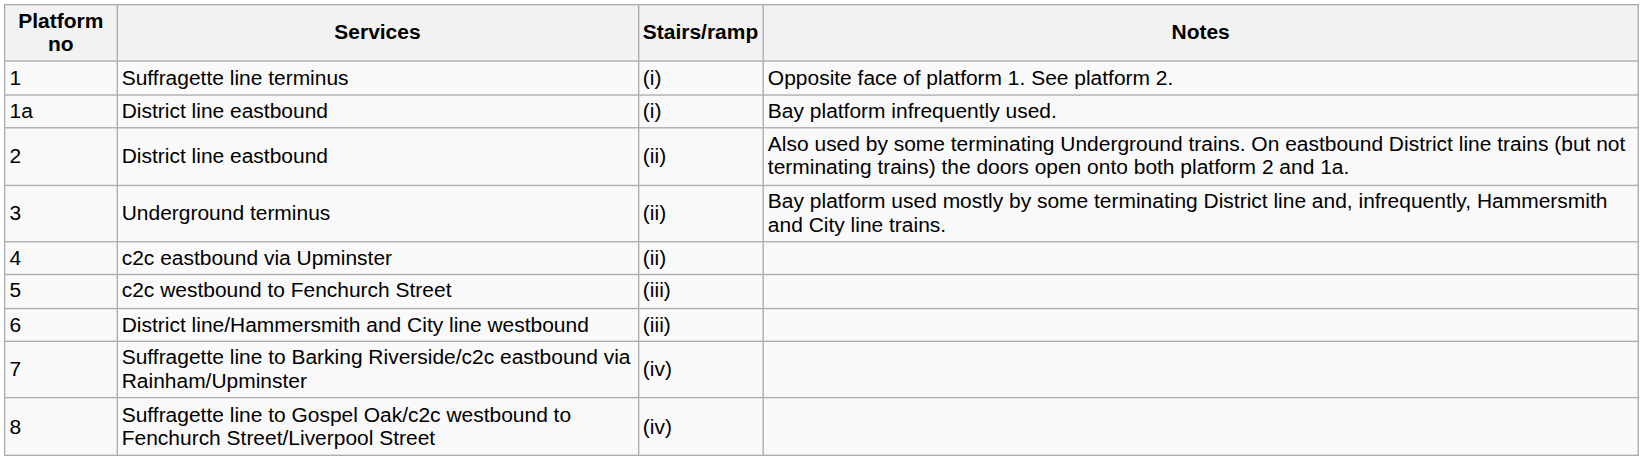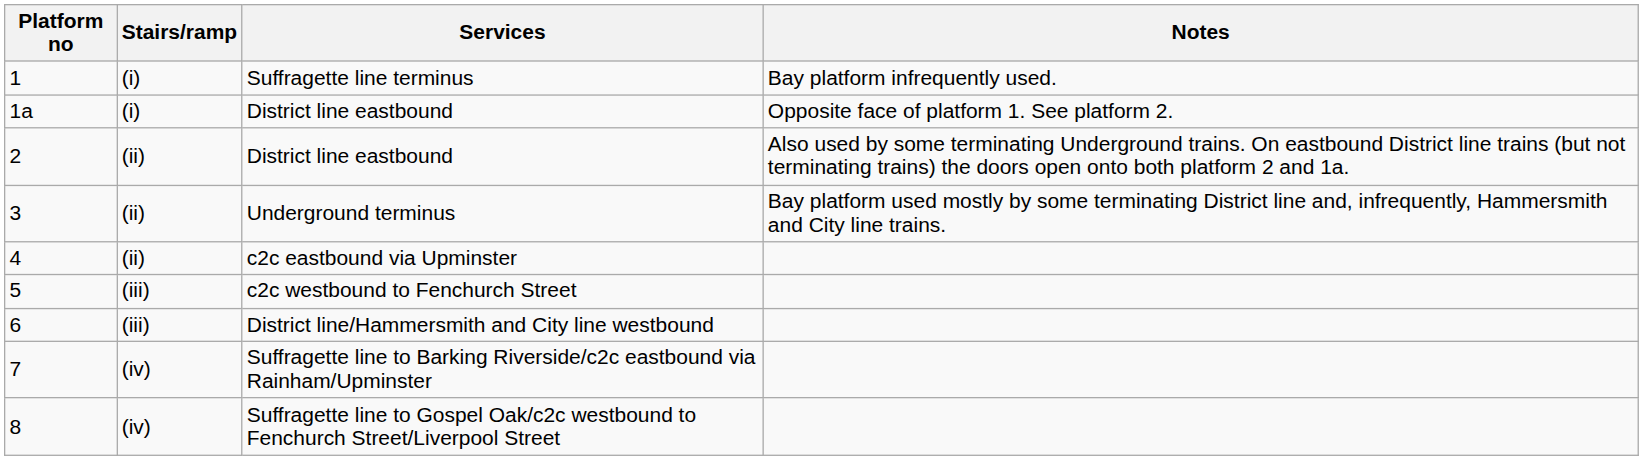columns swapped: (701, 32) <-> (377, 32)
(971, 77) Opposite face of platform 1. See platform 2. -> (912, 77) Bay platform infrequently used.
(912, 111) Bay platform infrequently used. -> (971, 111) Opposite face of platform 1. See platform 2.
